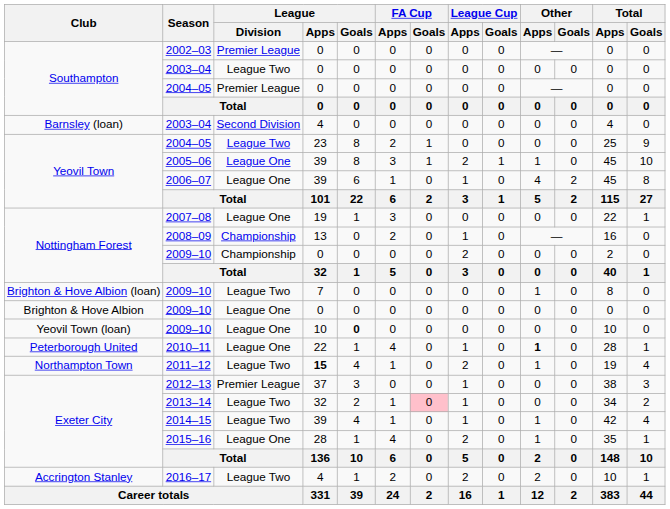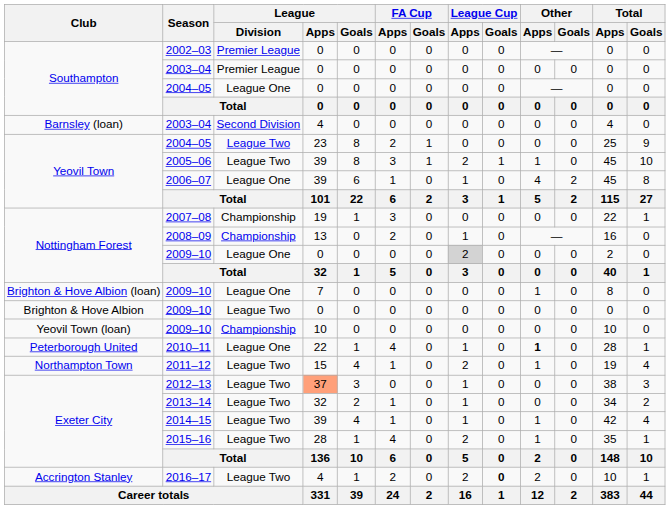(258, 69) League Two -> (258, 69) Premier League
(258, 87) Premier League -> (258, 87) League One
(258, 161) League One -> (258, 161) League Two
(258, 217) League One -> (258, 217) Championship
(258, 254) Championship -> (258, 254) League One
(465, 254) no background -> (465, 254) lightgrey background
(258, 291) League Two -> (258, 291) League One
(258, 310) League One -> (258, 310) League Two
(258, 328) League One -> (258, 328) Championship
(356, 328) bold -> (356, 328) normal
(320, 365) bold -> (320, 365) normal
(258, 384) Premier League -> (258, 384) League Two
(320, 384) no background -> (320, 384) lightsalmon background
(429, 402) pink background -> (429, 402) no background
(258, 439) League One -> (258, 439) League Two
(501, 476) normal -> (501, 476) bold
